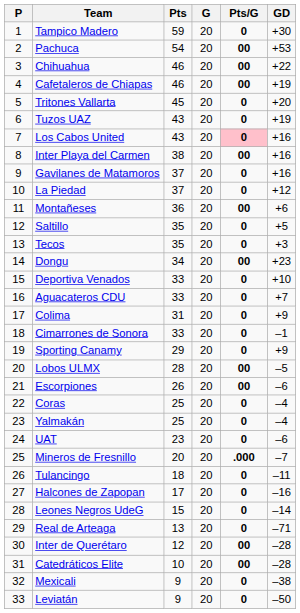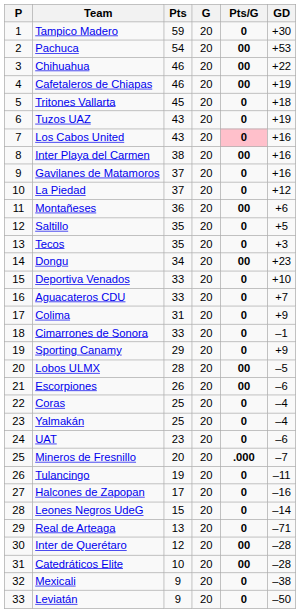(282, 102) +20 -> (282, 102) +18
(178, 475) 18 -> (178, 475) 19
